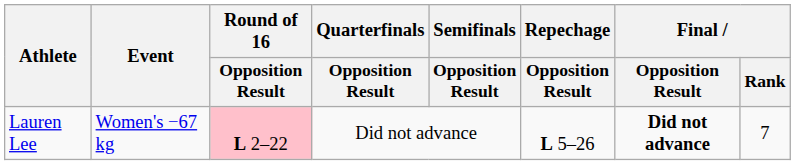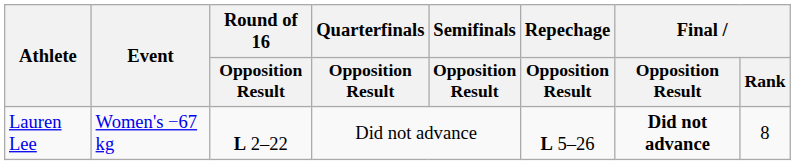(261, 144) pink background -> (261, 144) no background
(765, 133) 7 -> (765, 133) 8
